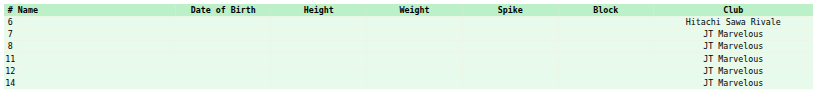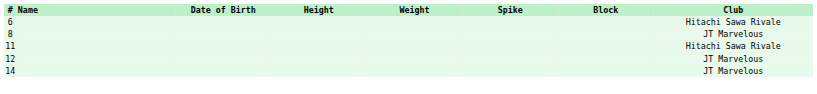- row: (10, 34)
(733, 59) JT Marvelous -> (733, 47) Hitachi Sawa Rivale
